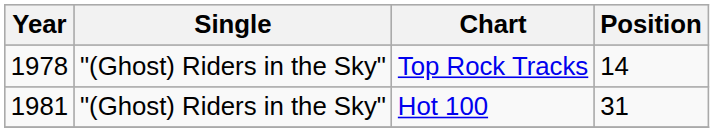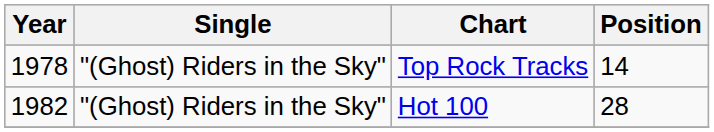(39, 106) 1981 -> (39, 106) 1982
(614, 106) 31 -> (614, 106) 28
